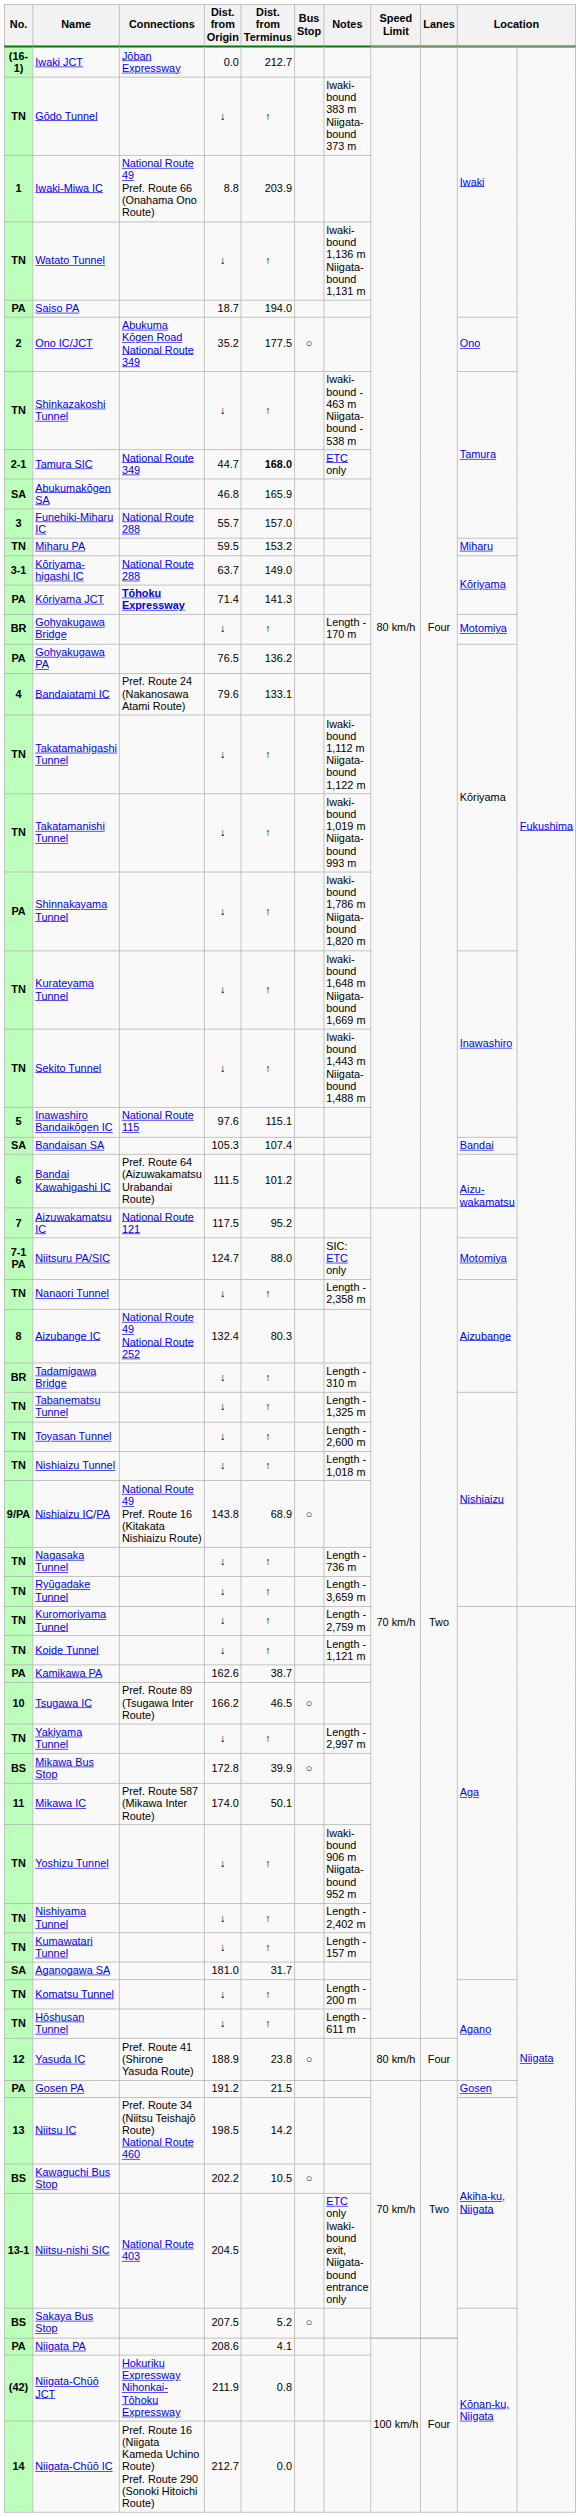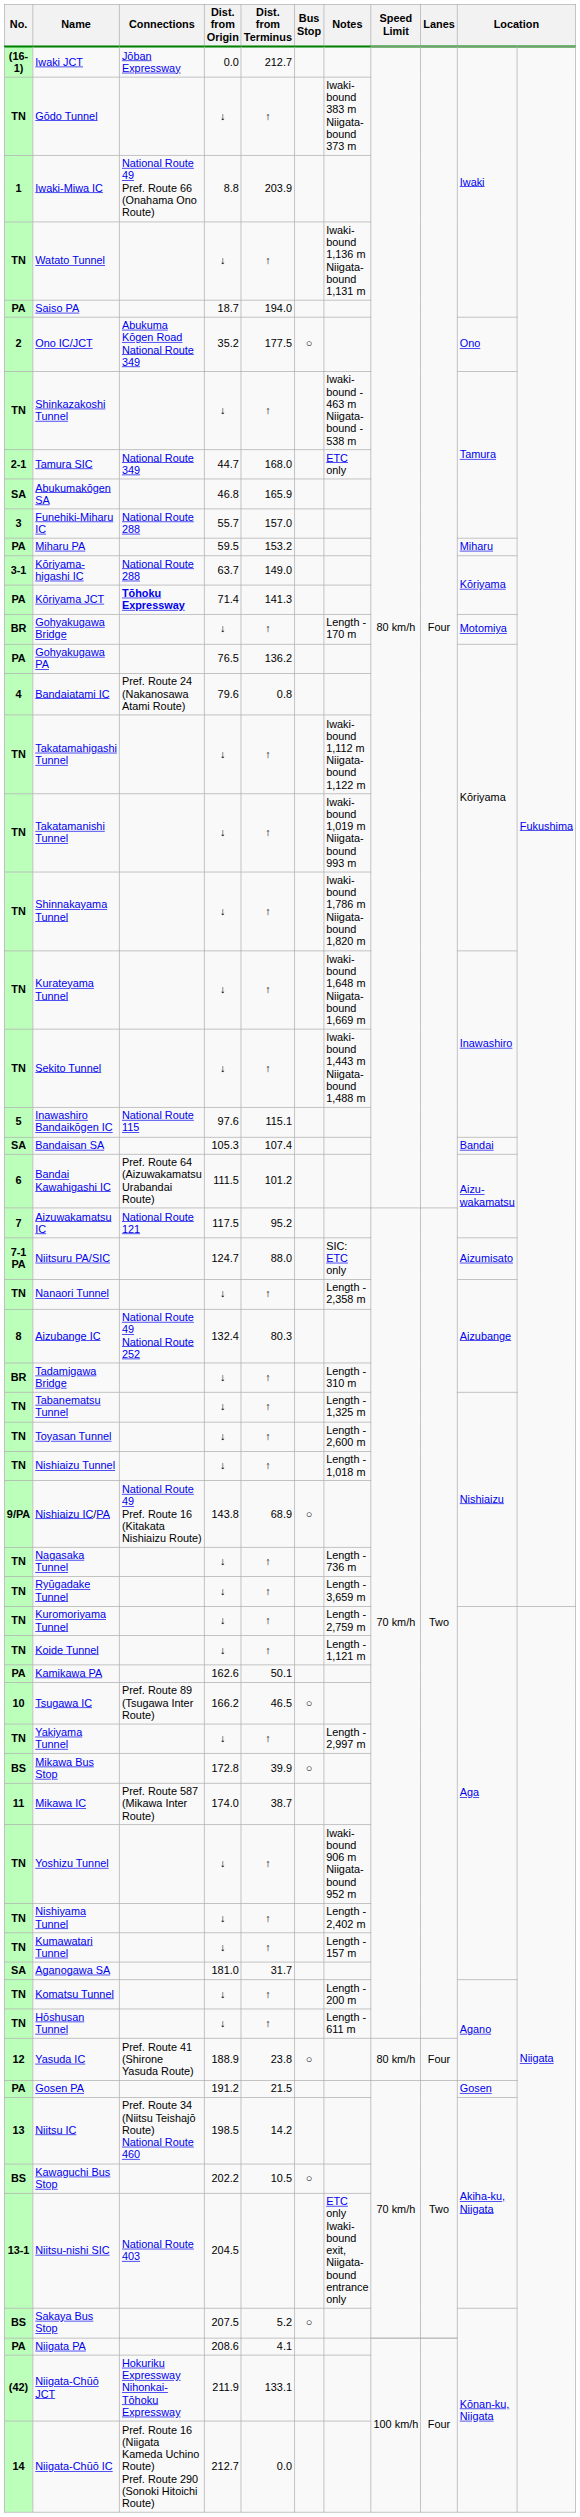(278, 464) bold -> (278, 464) normal
(19, 547) TN -> (19, 547) PA
(278, 694) 133.1 -> (284, 694) 0.8
(19, 911) PA -> (19, 911) TN
(483, 1258) Motomiya -> (486, 1258) Aizumisato
(281, 1673) 38.7 -> (281, 1673) 50.1
(281, 1804) 50.1 -> (281, 1804) 38.7
(284, 2388) 0.8 -> (278, 2388) 133.1
